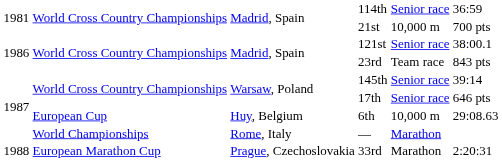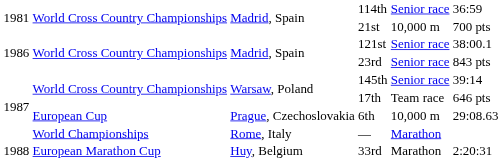(418, 62) Team race -> (420, 62) Senior race
(420, 97) Senior race -> (418, 97) Team race
(267, 115) Huy, Belgium -> (293, 115) Prague, Czechoslovakia
(293, 151) Prague, Czechoslovakia -> (267, 151) Huy, Belgium
